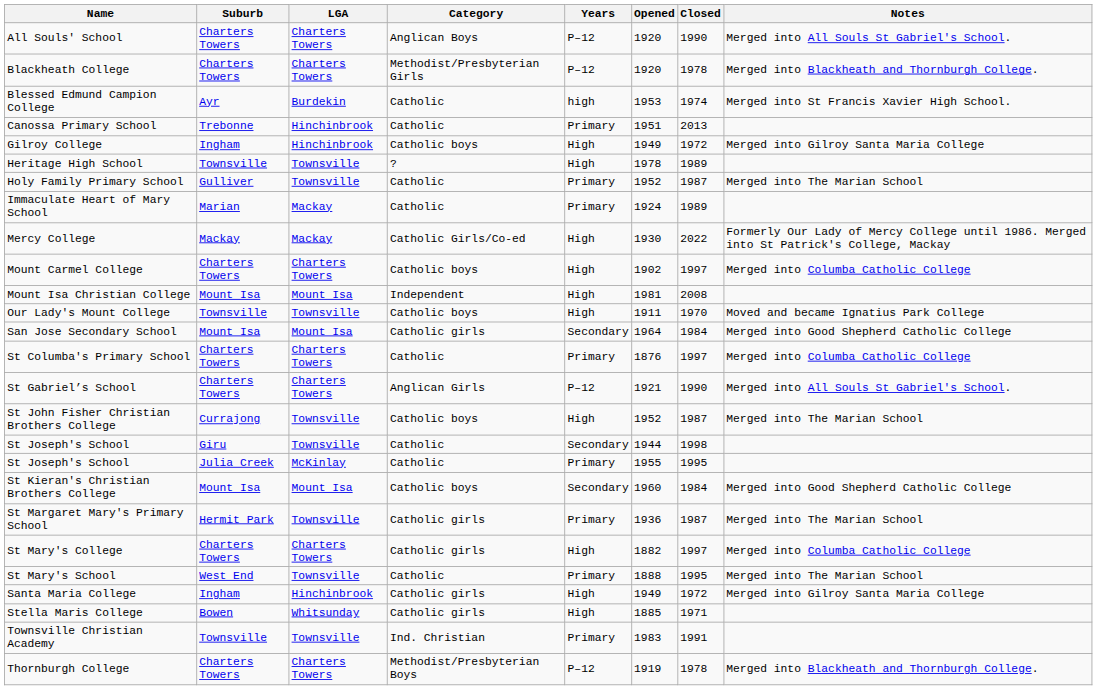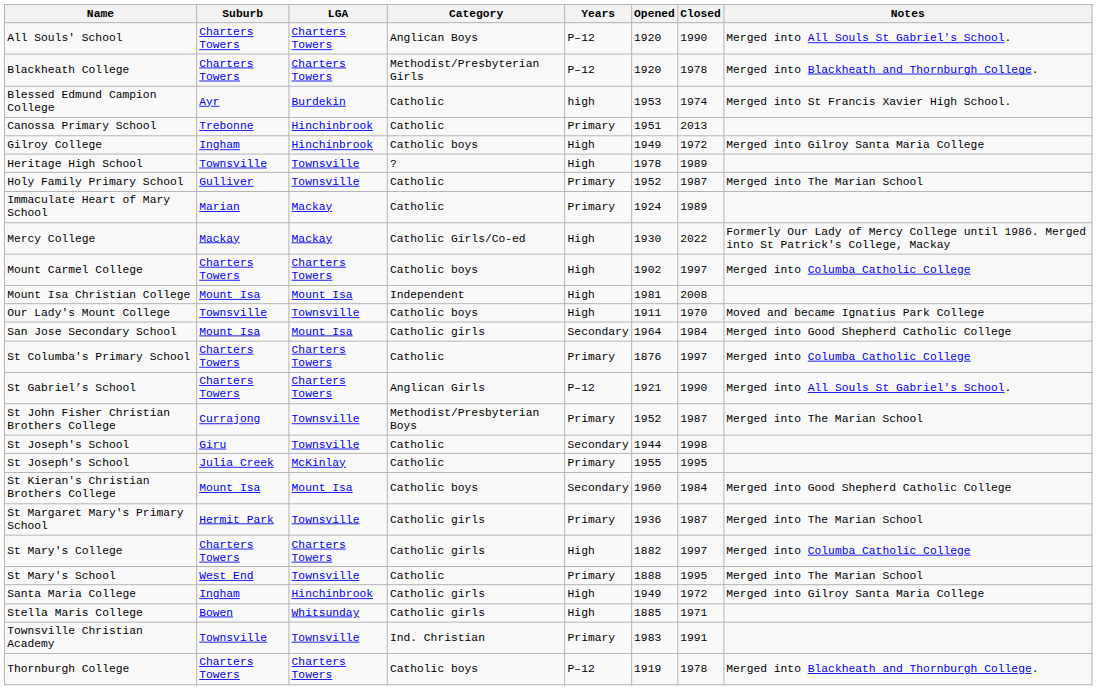(434, 420) Catholic boys -> (465, 420) Methodist/Presbyterian Boys
(581, 420) High -> (591, 420) Primary
(465, 669) Methodist/Presbyterian Boys -> (434, 669) Catholic boys
